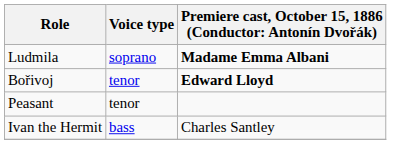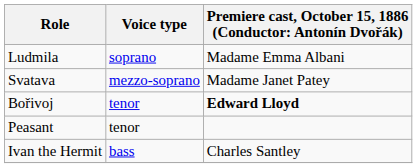(255, 56) bold -> (276, 56) normal
+ row: (31, 80)
